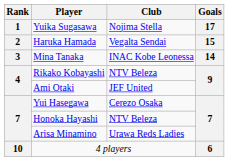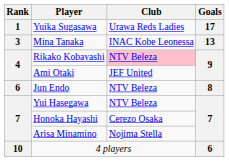(136, 27) Nojima Stella -> (147, 27) Urawa Reds Ladies
- row: (65, 42)
(210, 57) 14 -> (210, 42) 13
(133, 73) no background -> (133, 57) pink background
+ row: (51, 88)
(136, 103) Cerezo Osaka -> (133, 103) NTV Beleza
(133, 118) NTV Beleza -> (136, 118) Cerezo Osaka
(147, 133) Urawa Reds Ladies -> (136, 133) Nojima Stella
